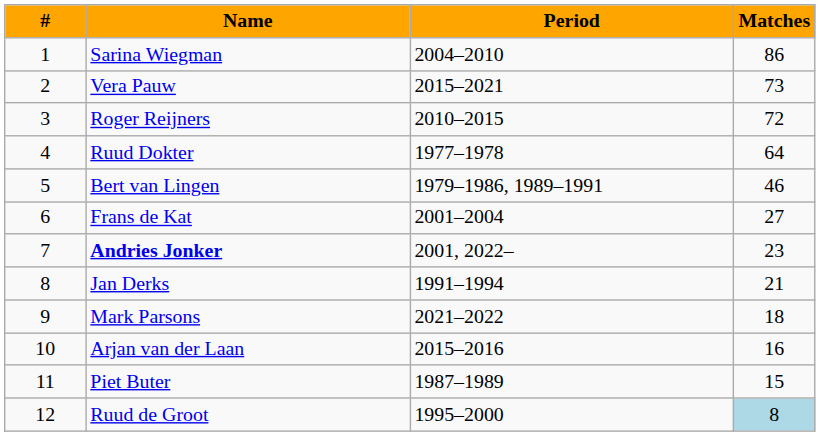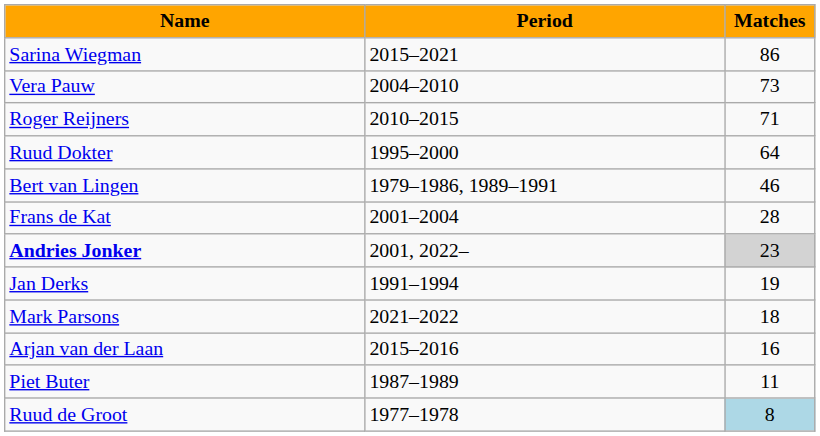- column: (45, 21)
(459, 54) 2004–2010 -> (414, 54) 2015–2021
(459, 86) 2015–2021 -> (414, 86) 2004–2010
(774, 119) 72 -> (770, 119) 71
(459, 152) 1977–1978 -> (414, 152) 1995–2000
(774, 217) 27 -> (770, 217) 28
(774, 250) no background -> (770, 250) lightgrey background
(774, 283) 21 -> (770, 283) 19
(774, 381) 15 -> (770, 381) 11
(459, 414) 1995–2000 -> (414, 414) 1977–1978
